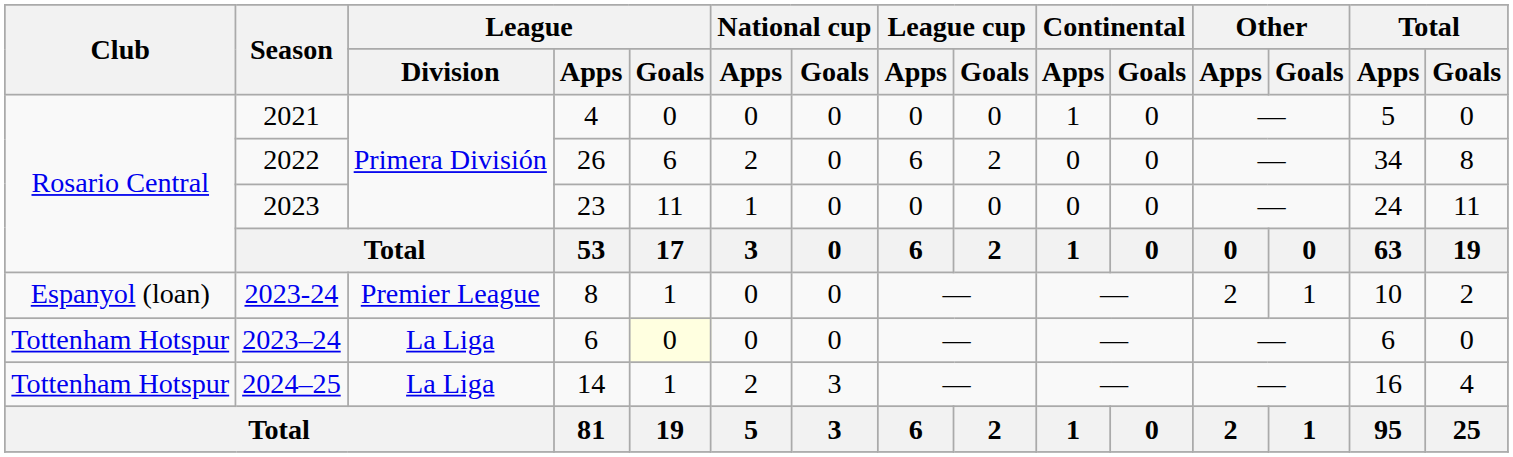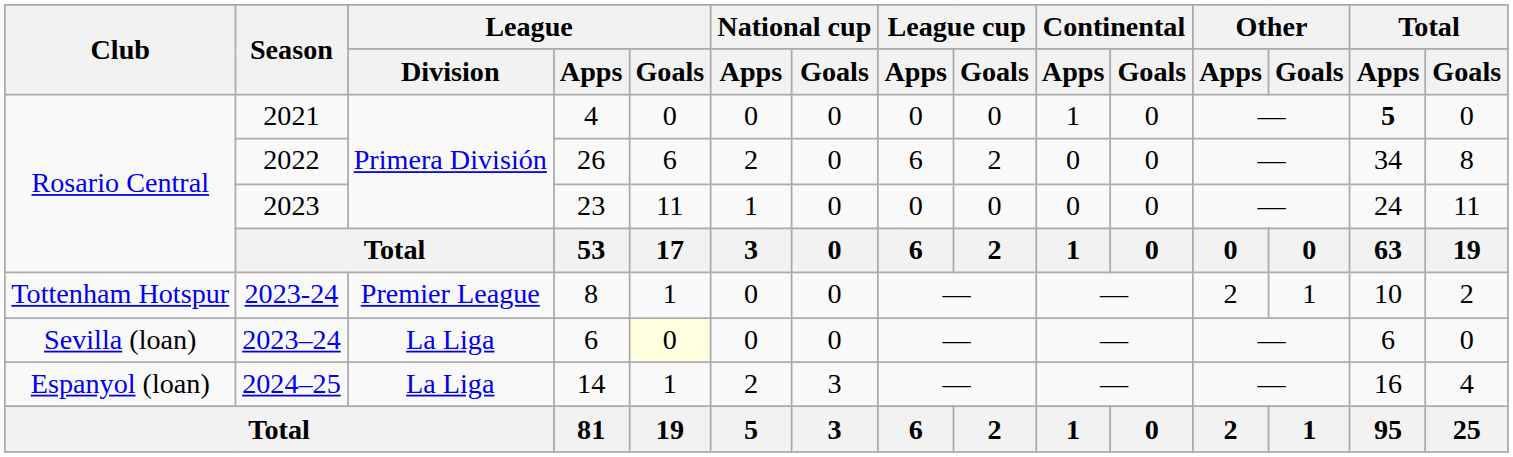(1388, 116) normal -> (1388, 116) bold
(120, 294) Espanyol (loan) -> (120, 294) Tottenham Hotspur
(120, 339) Tottenham Hotspur -> (120, 339) Sevilla (loan)
(120, 384) Tottenham Hotspur -> (120, 384) Espanyol (loan)
